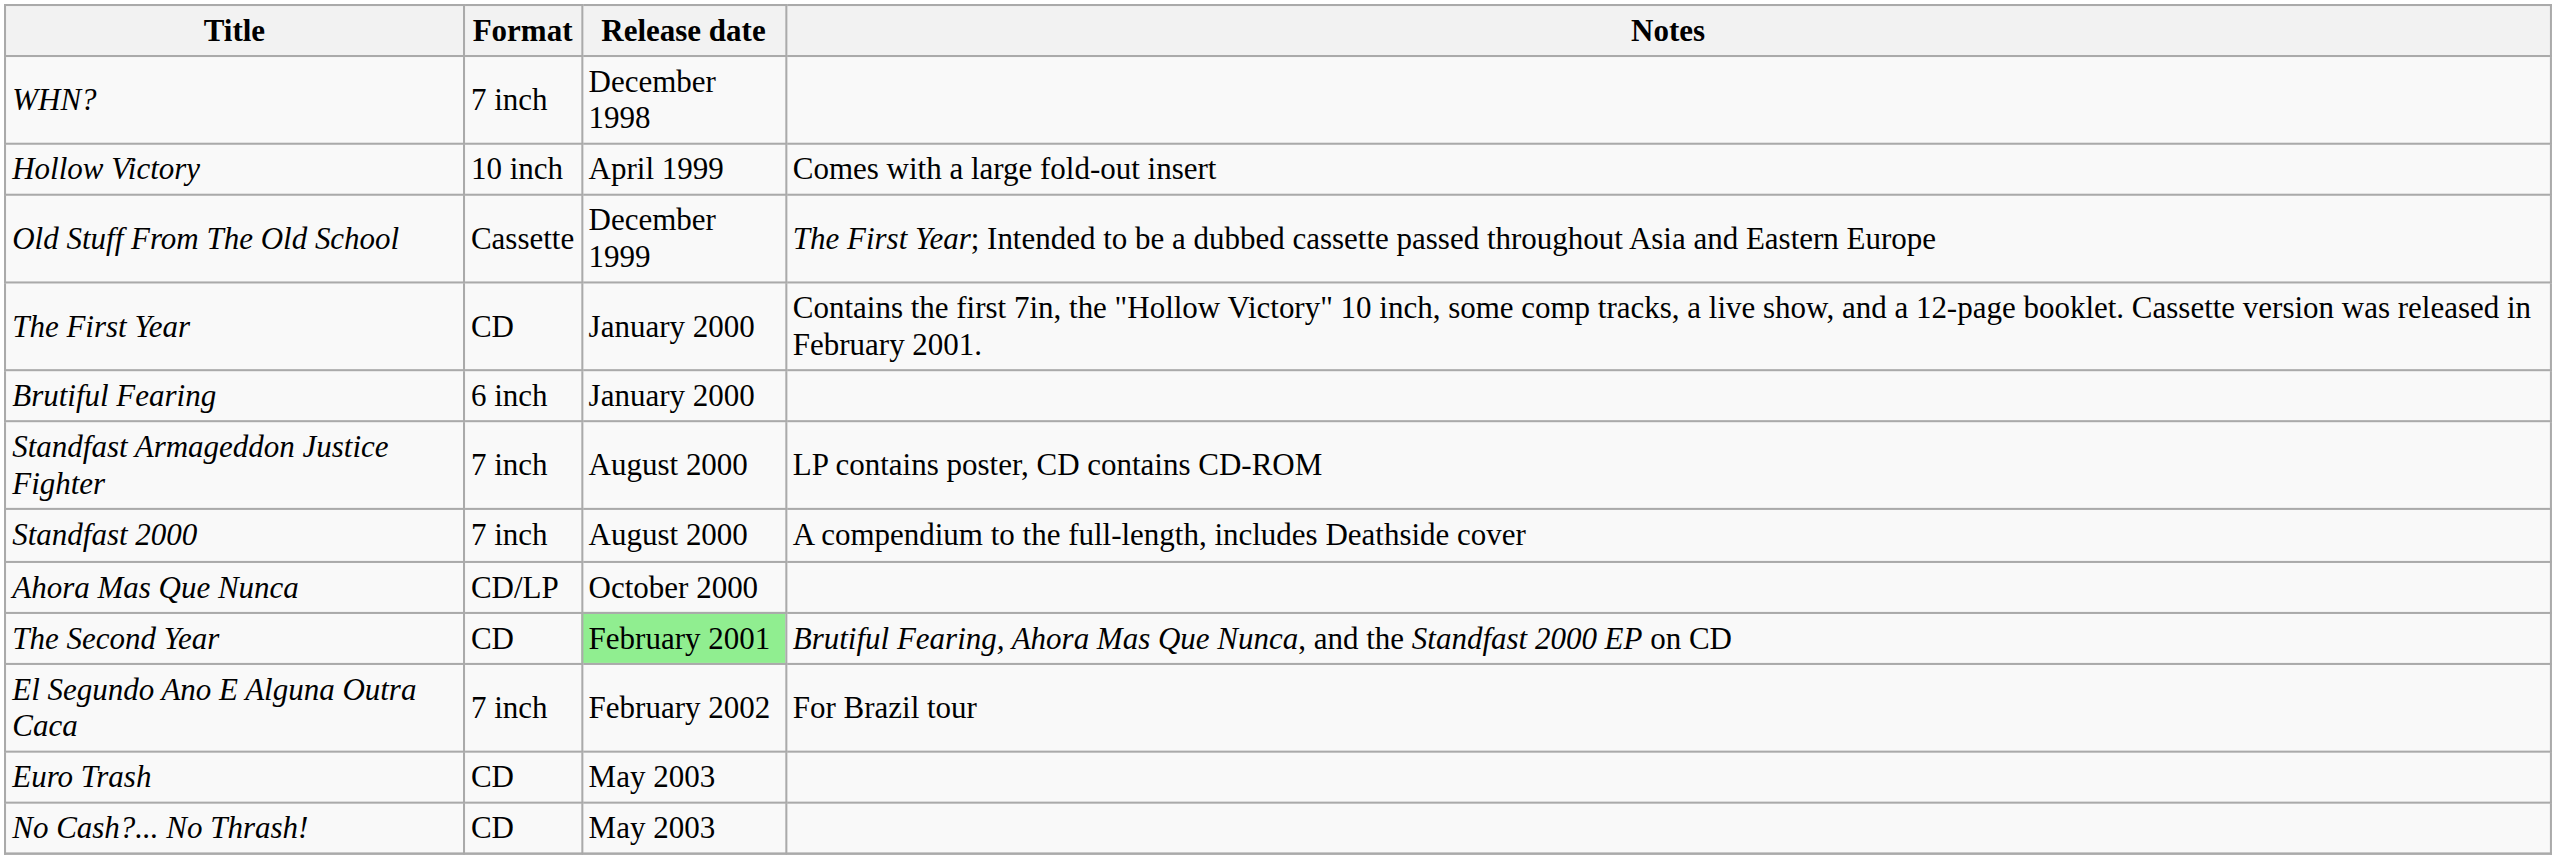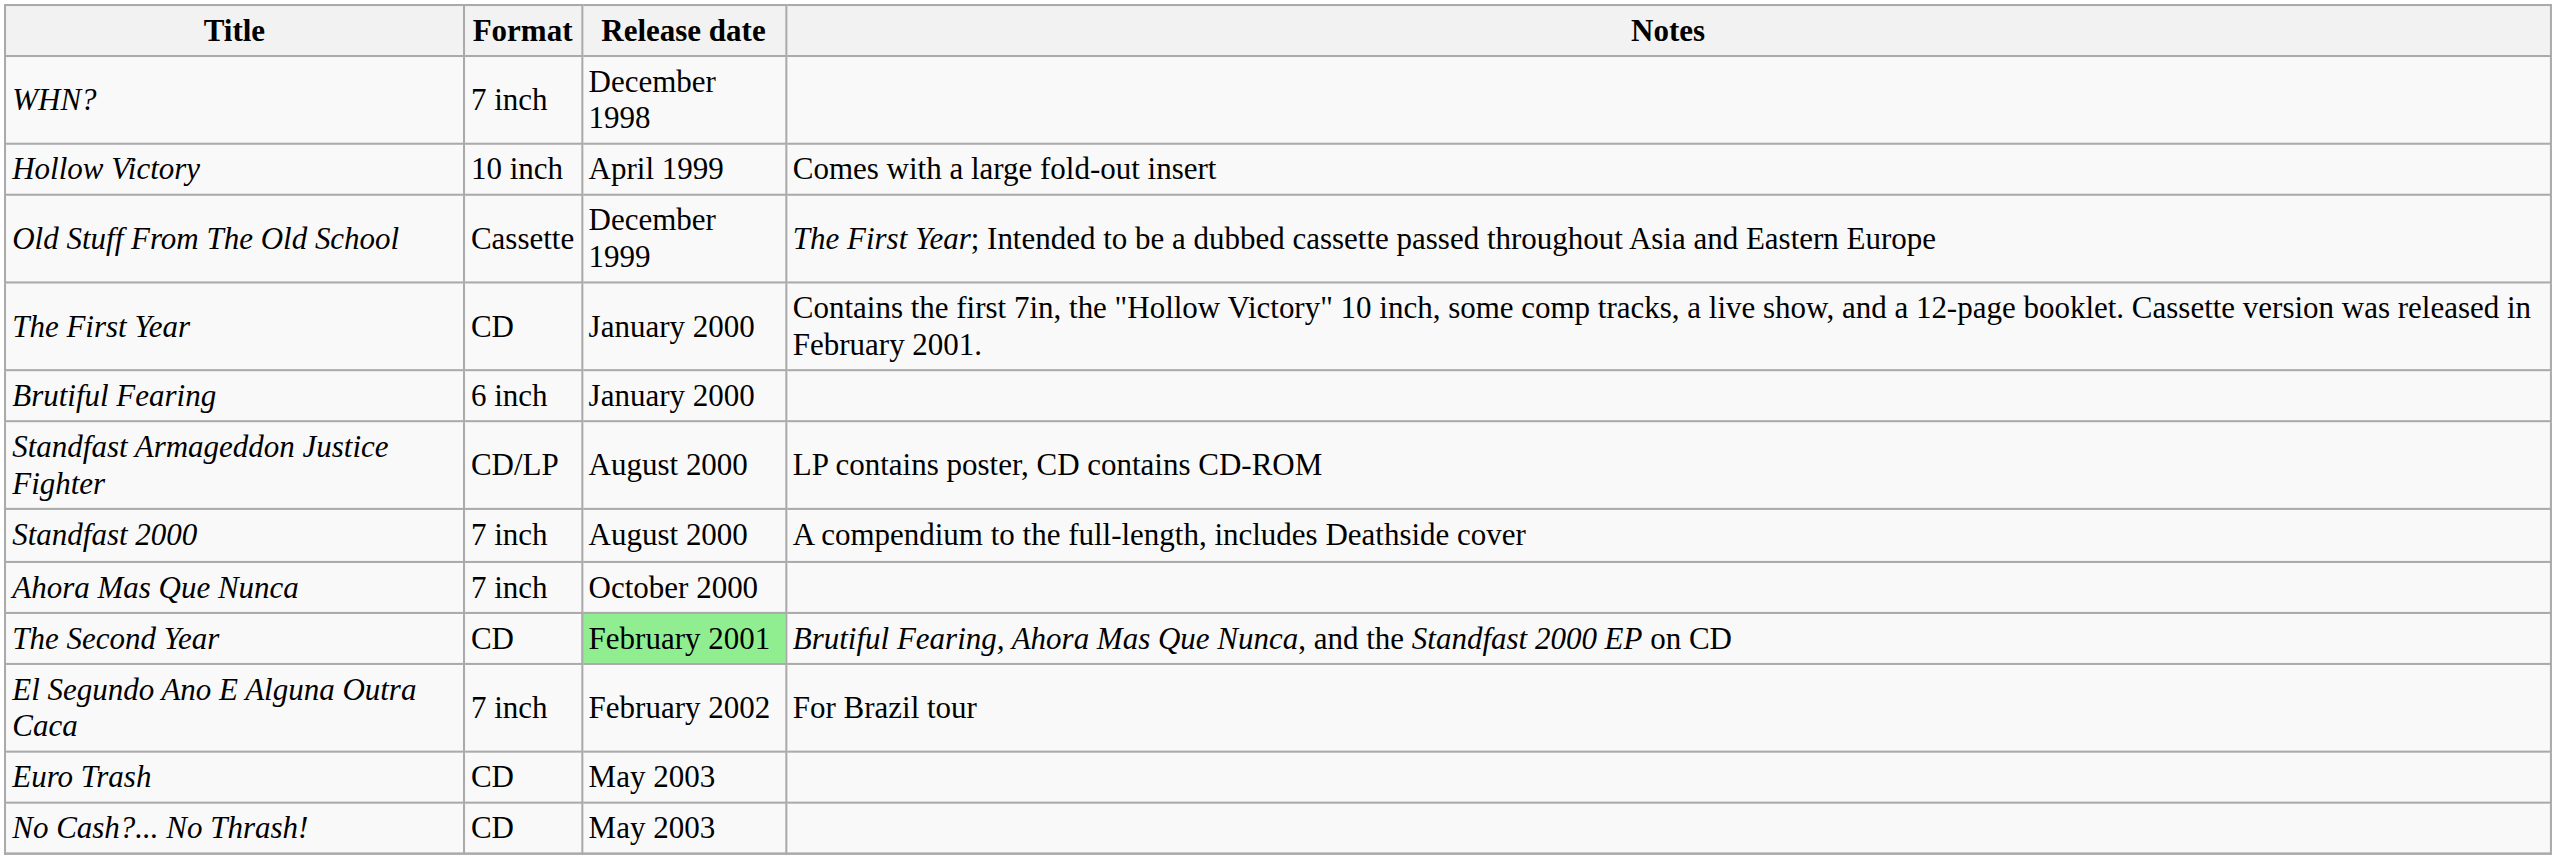(509, 465) 7 inch -> (515, 465) CD/LP
(515, 586) CD/LP -> (509, 586) 7 inch
